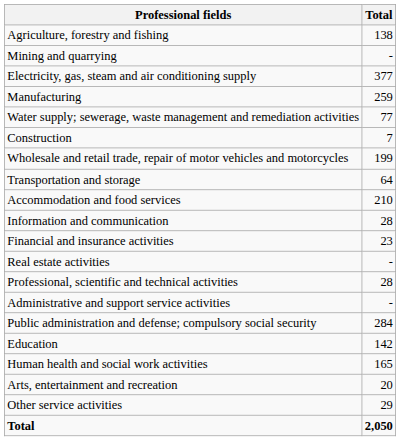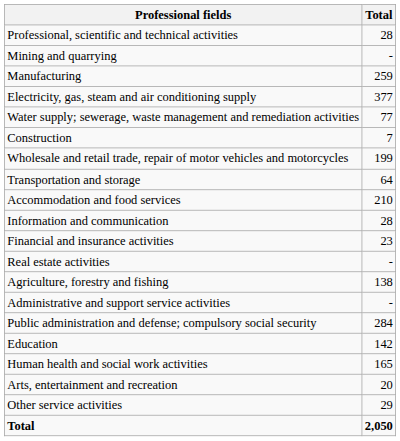rows swapped: (88, 35) <-> (123, 282)
rows swapped: (44, 97) <-> (132, 76)
